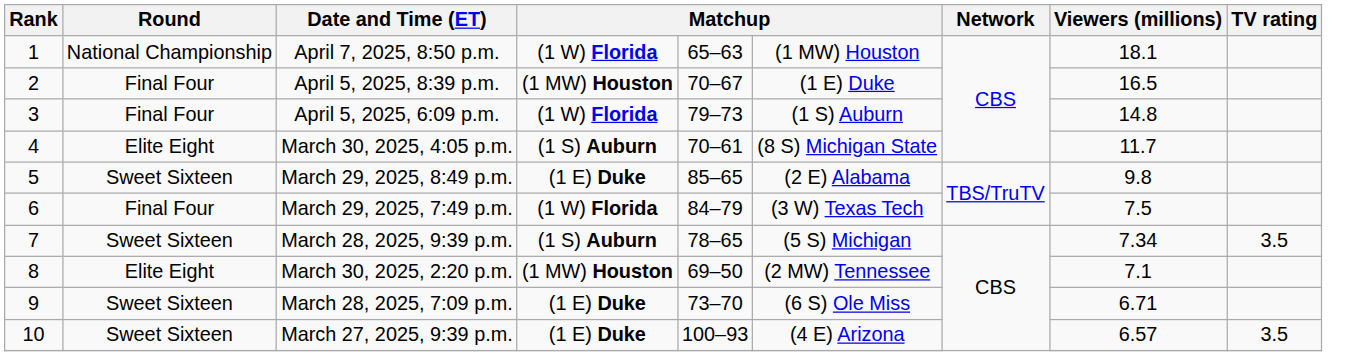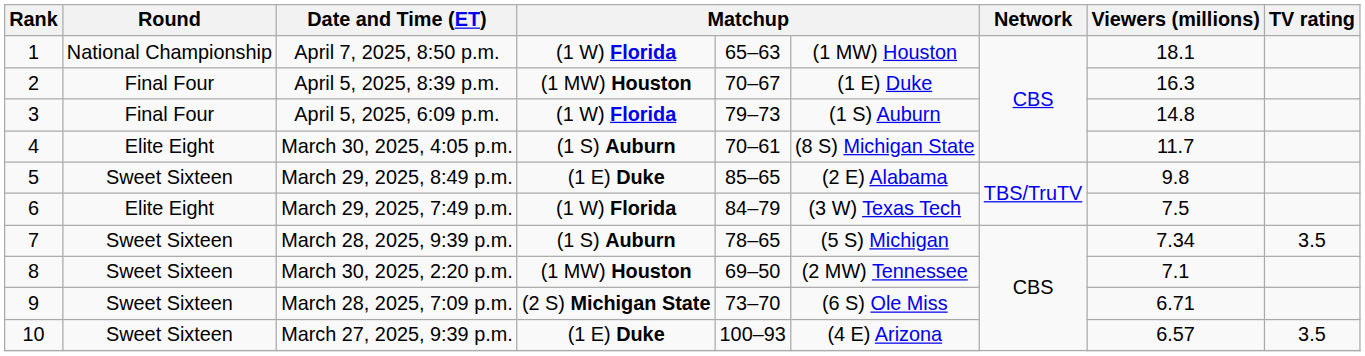(1138, 83) 16.5 -> (1176, 83) 16.3
(169, 209) Final Four -> (169, 209) Elite Eight
(169, 271) Elite Eight -> (169, 271) Sweet Sixteen
(597, 303) (1 E) Duke -> (616, 303) (2 S) Michigan State
